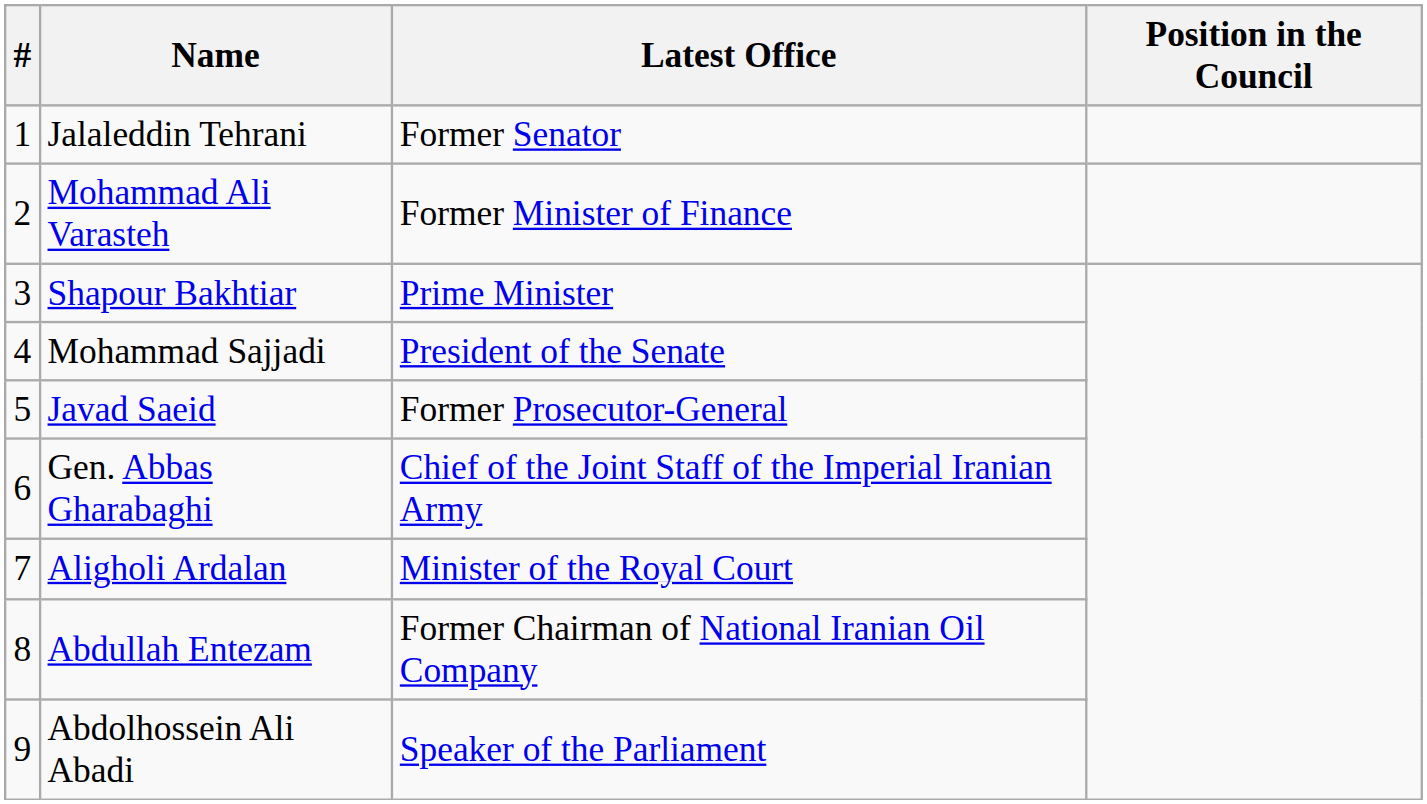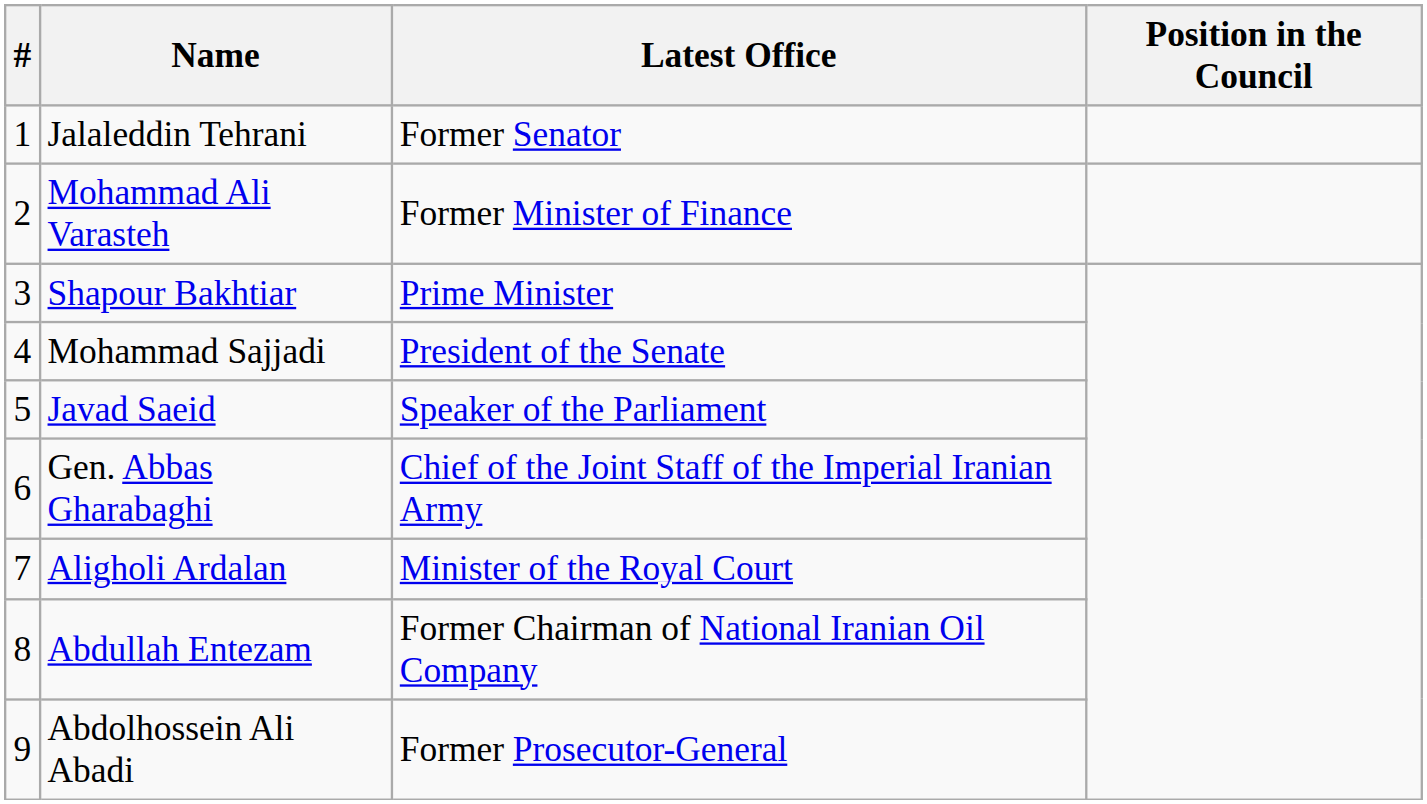(594, 409) Former Prosecutor-General -> (583, 409) Speaker of the Parliament
(583, 748) Speaker of the Parliament -> (594, 748) Former Prosecutor-General
